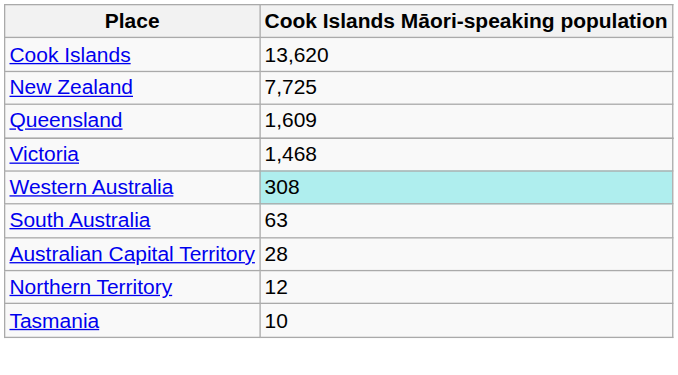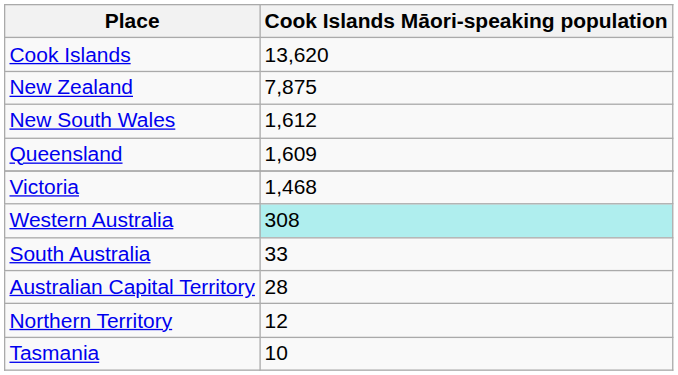(291, 87) 7,725 -> (291, 87) 7,875
+ row: (92, 120)
(276, 220) 63 -> (276, 253) 33
